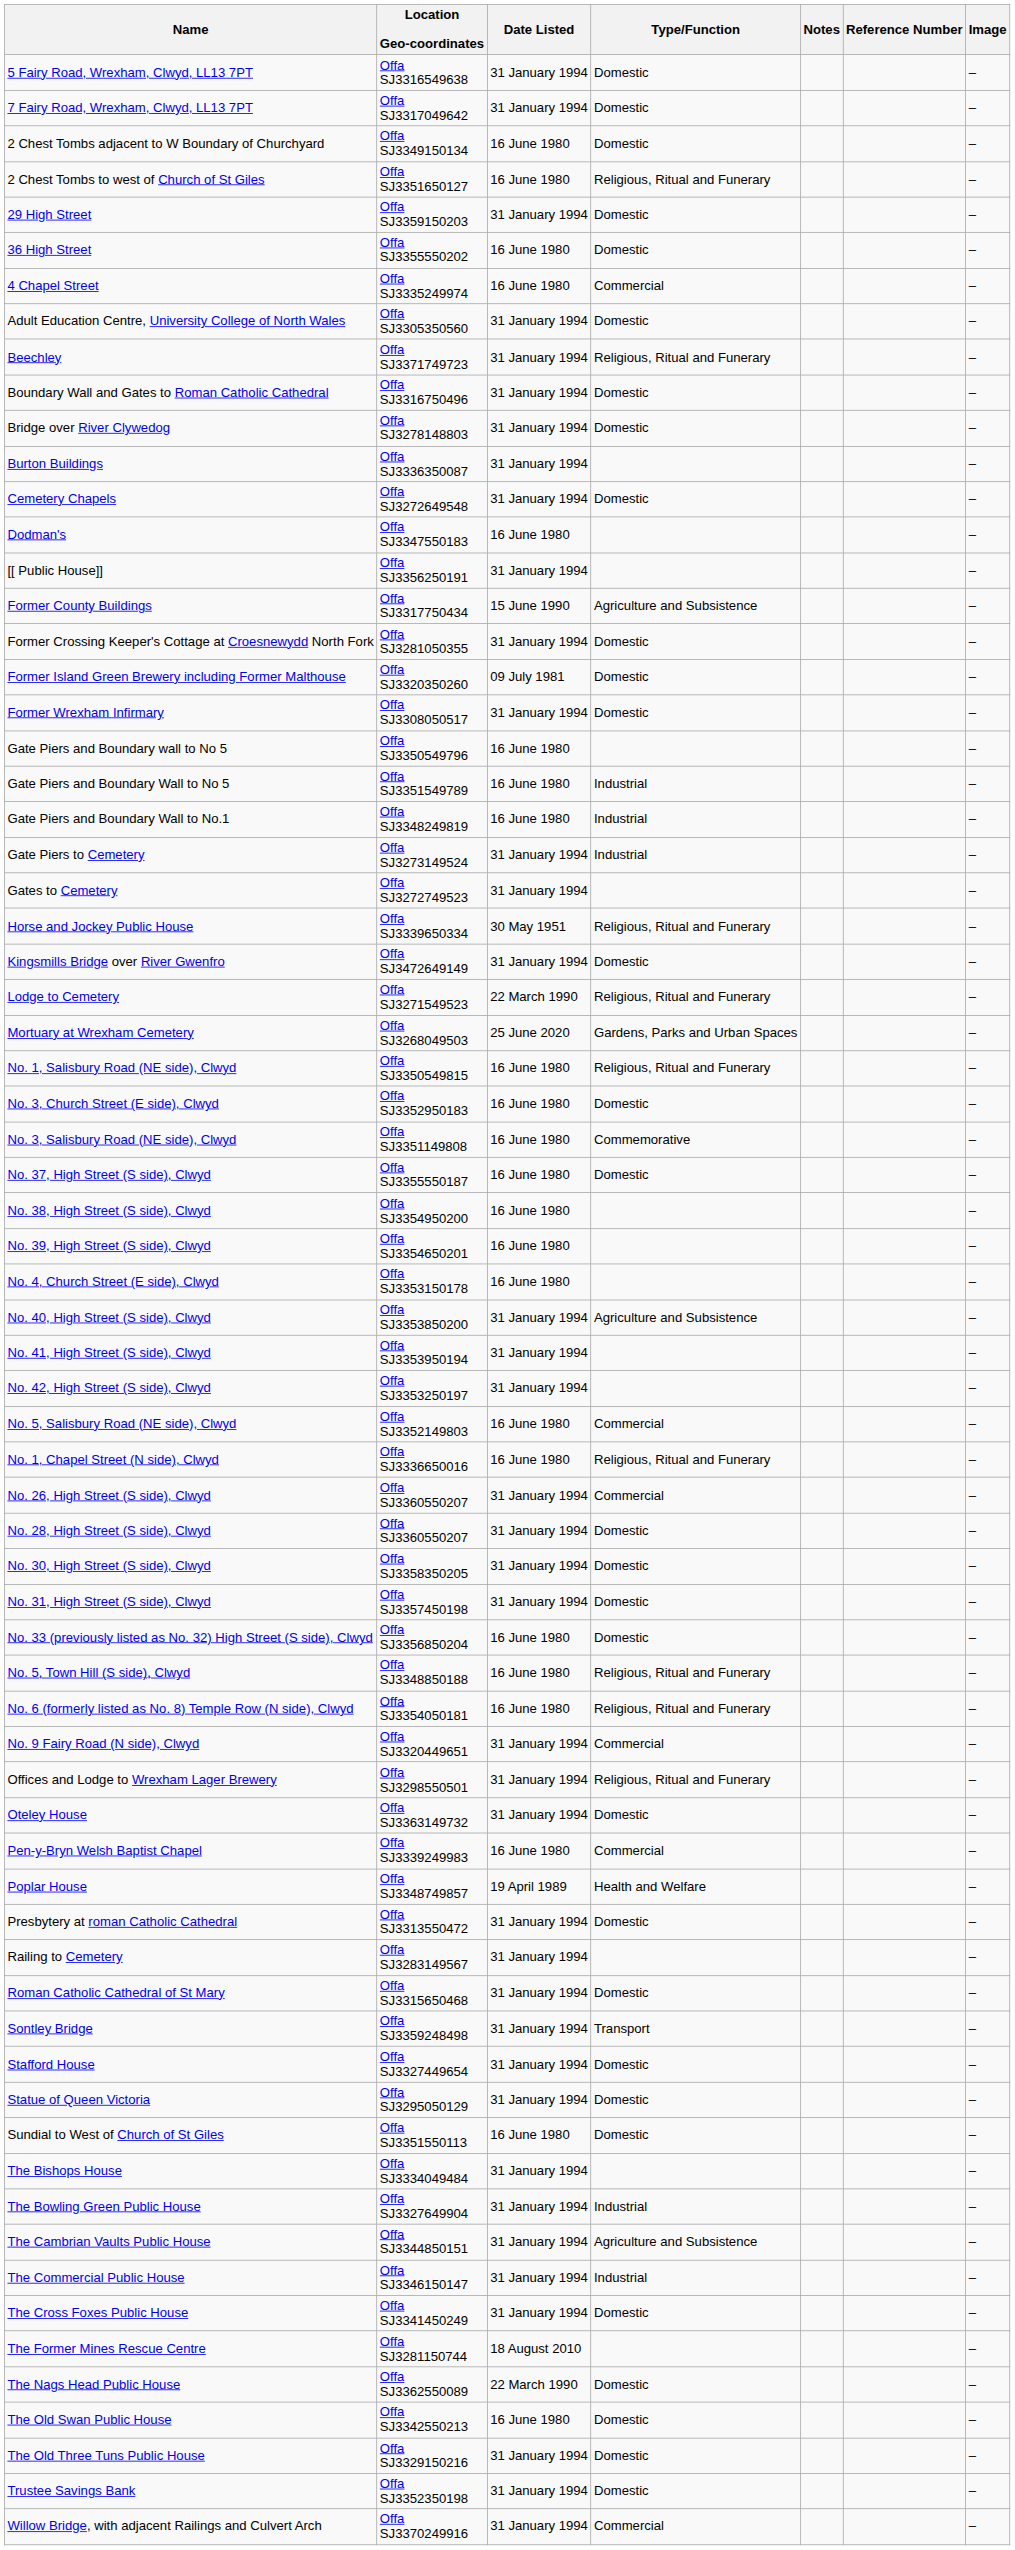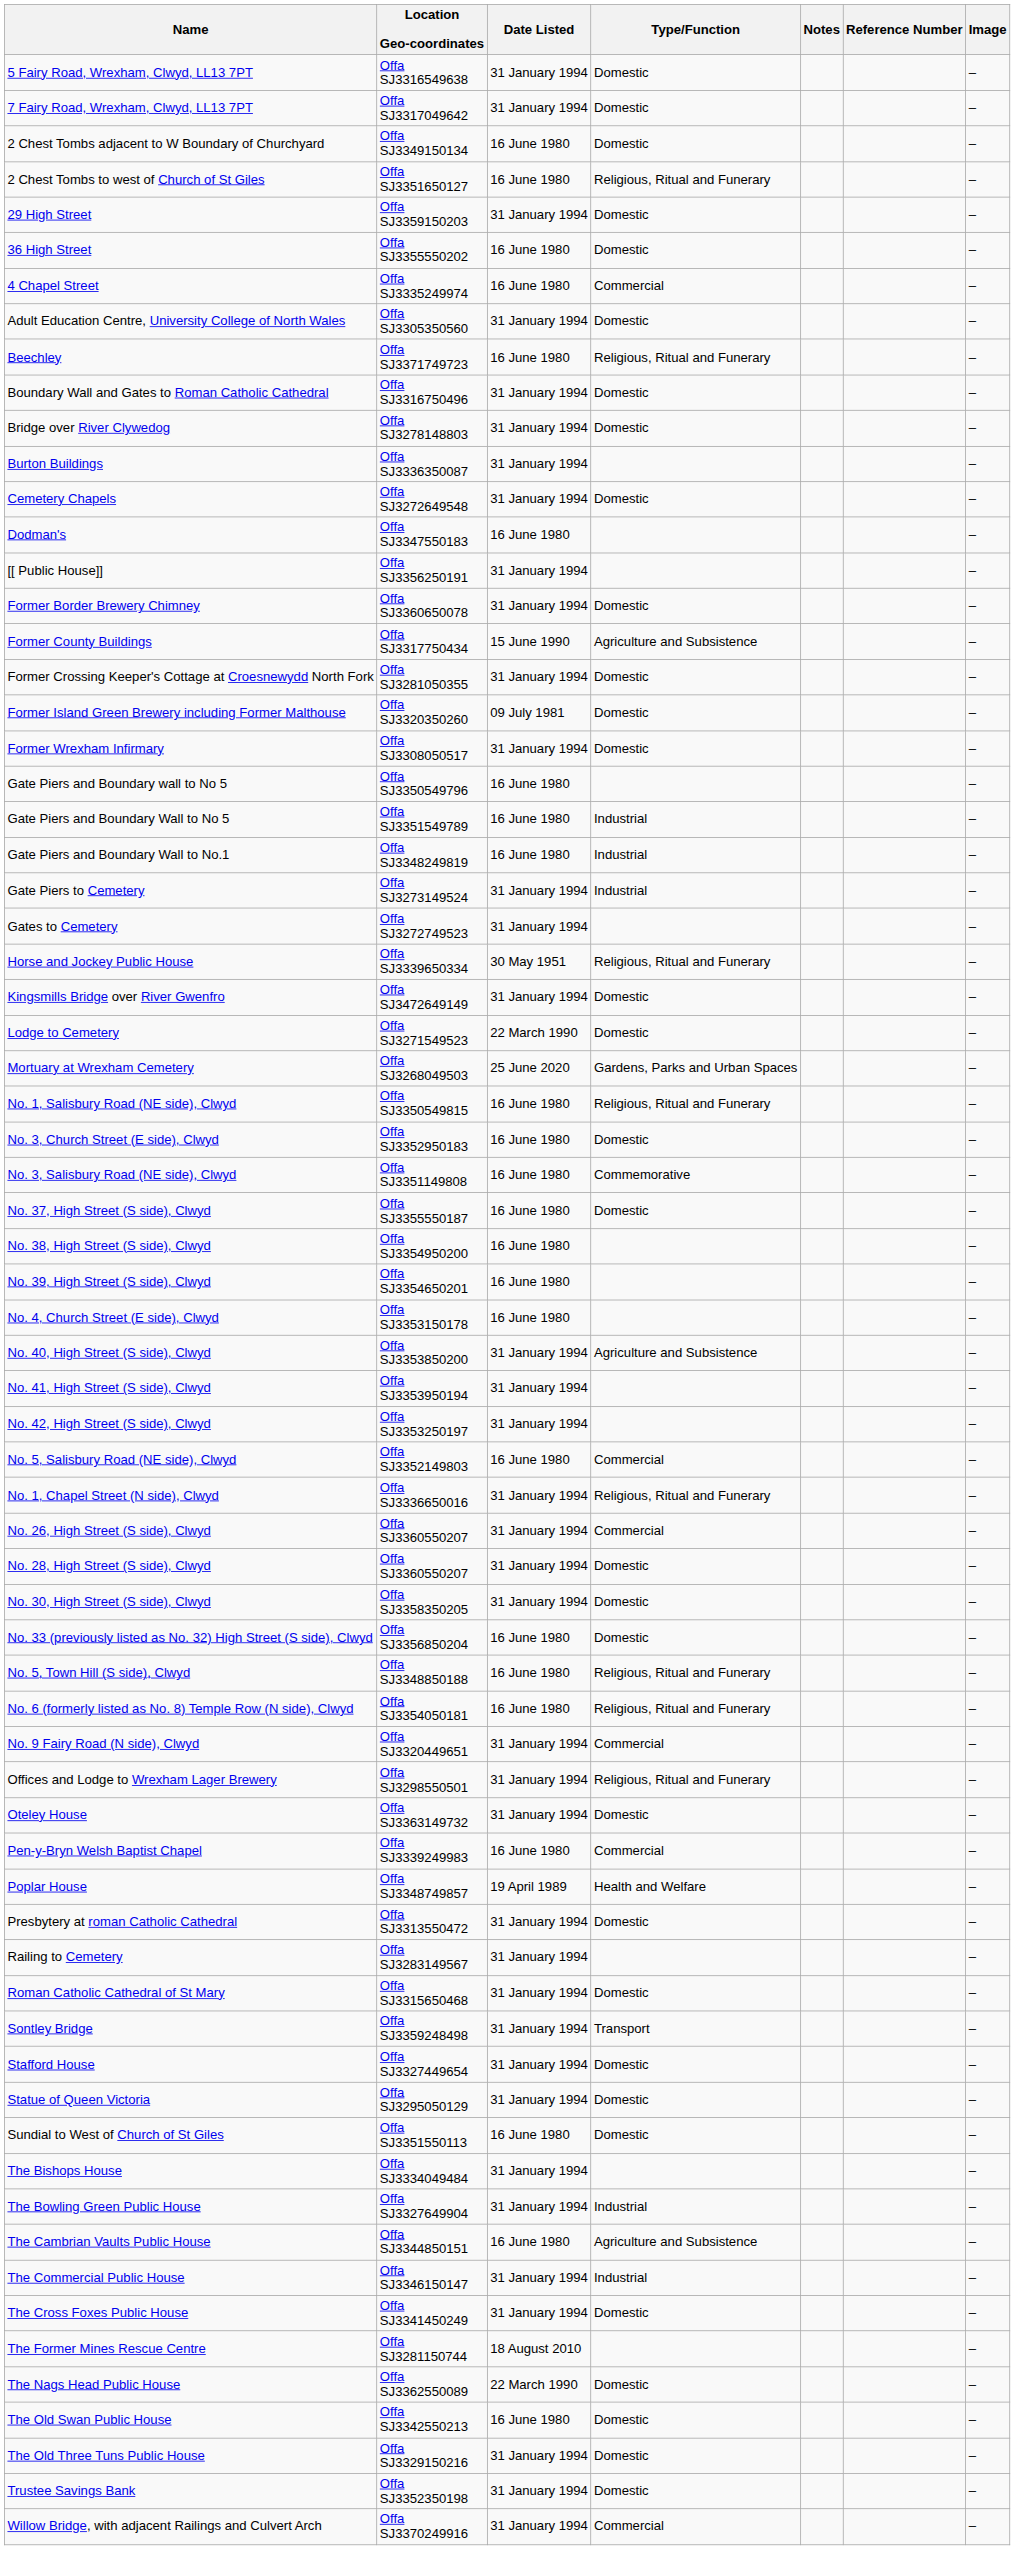(539, 357) 31 January 1994 -> (530, 357) 16 June 1980
+ row: (104, 606)
(682, 997) Religious, Ritual and Funerary -> (621, 1032) Domestic
(530, 1459) 16 June 1980 -> (539, 1495) 31 January 1994
- row: (109, 1602)
(539, 2242) 31 January 1994 -> (530, 2242) 16 June 1980
